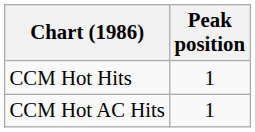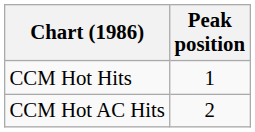(210, 110) 1 -> (210, 110) 2
